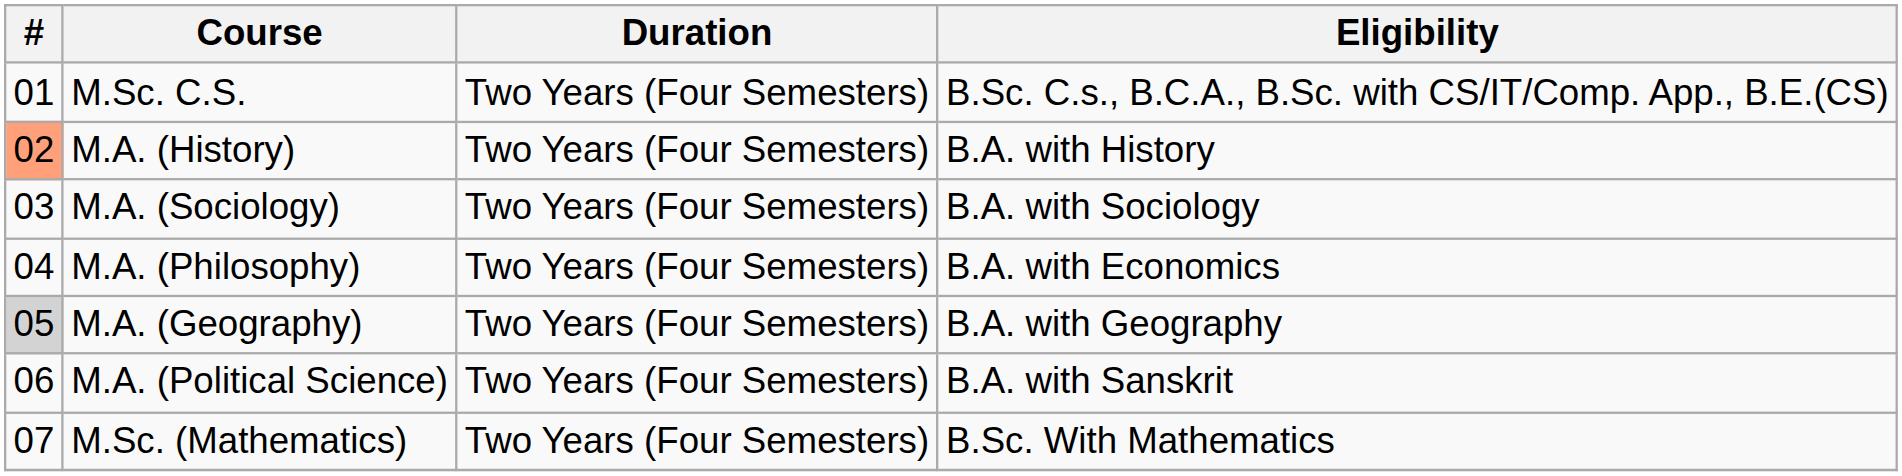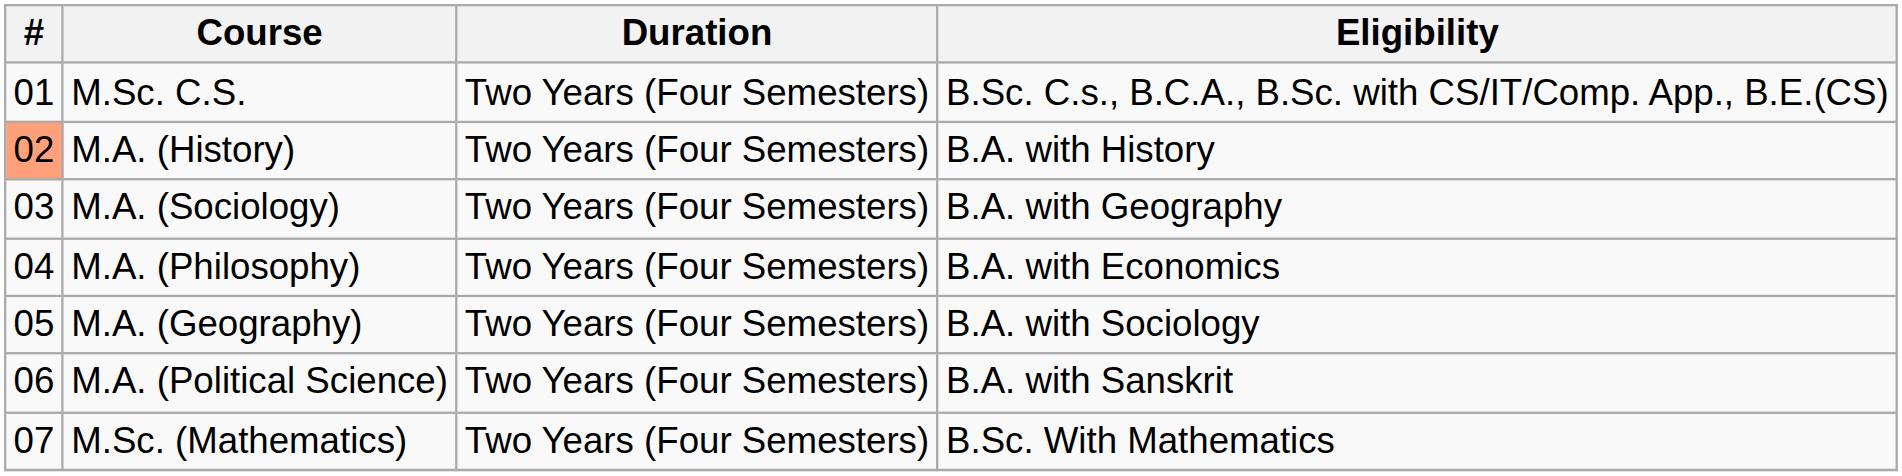(1103, 207) B.A. with Sociology -> (1114, 207) B.A. with Geography
(34, 324) lightgrey background -> (34, 324) no background
(1114, 324) B.A. with Geography -> (1103, 324) B.A. with Sociology
